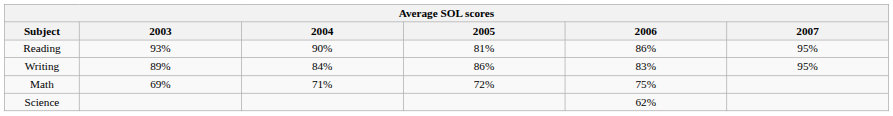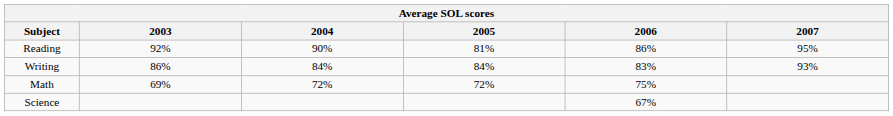(160, 48) 93% -> (160, 48) 92%
(160, 66) 89% -> (160, 66) 86%
(484, 66) 86% -> (484, 66) 84%
(808, 66) 95% -> (808, 66) 93%
(322, 84) 71% -> (322, 84) 72%
(646, 102) 62% -> (646, 102) 67%
